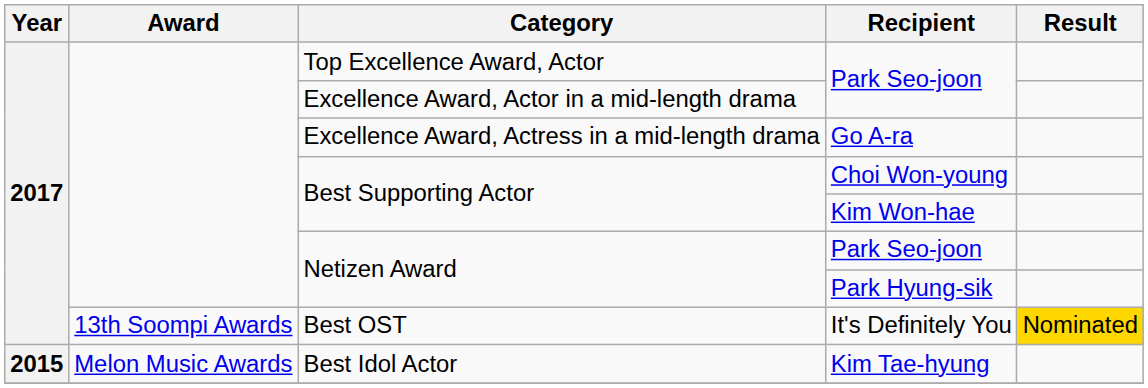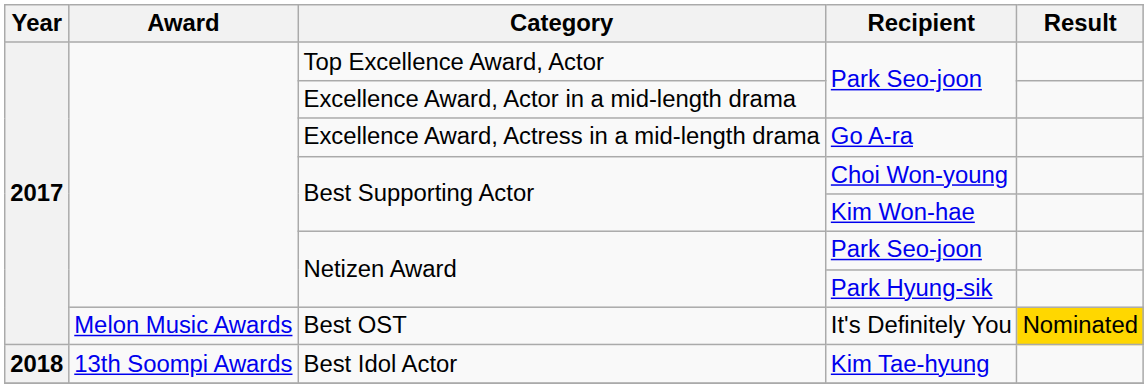(183, 325) 13th Soompi Awards -> (183, 325) Melon Music Awards
(37, 363) 2015 -> (37, 363) 2018
(183, 363) Melon Music Awards -> (183, 363) 13th Soompi Awards
